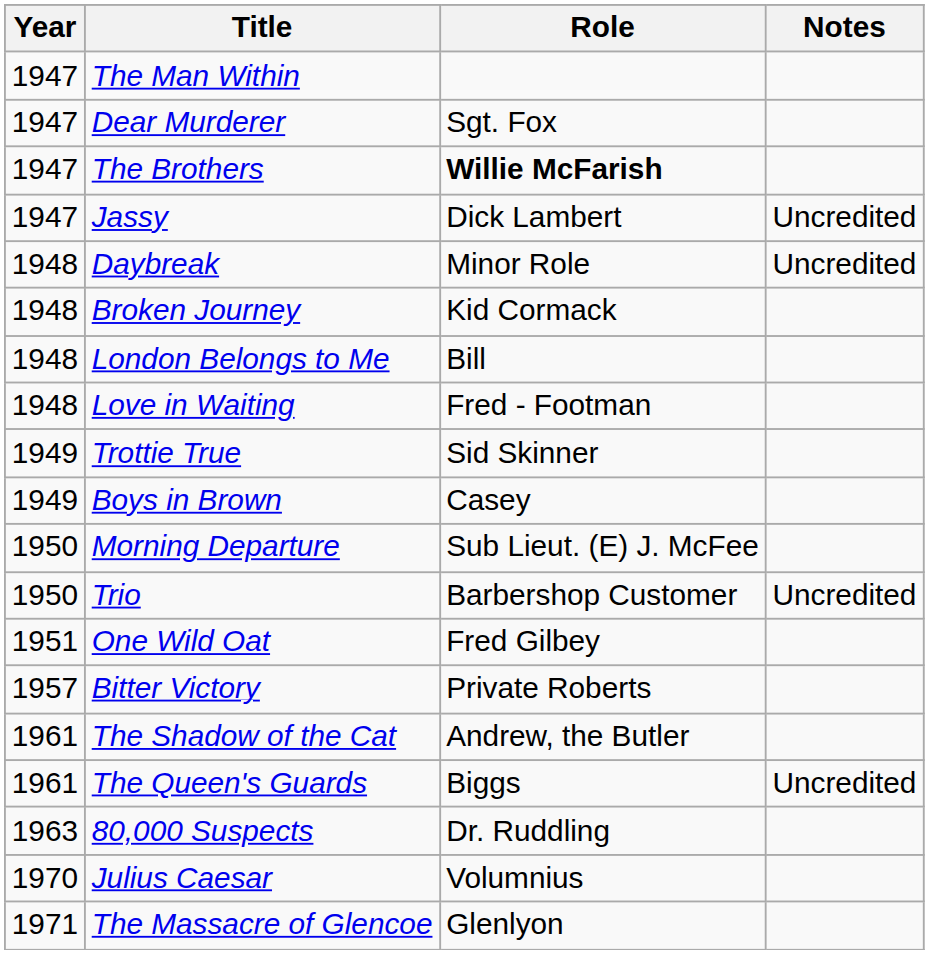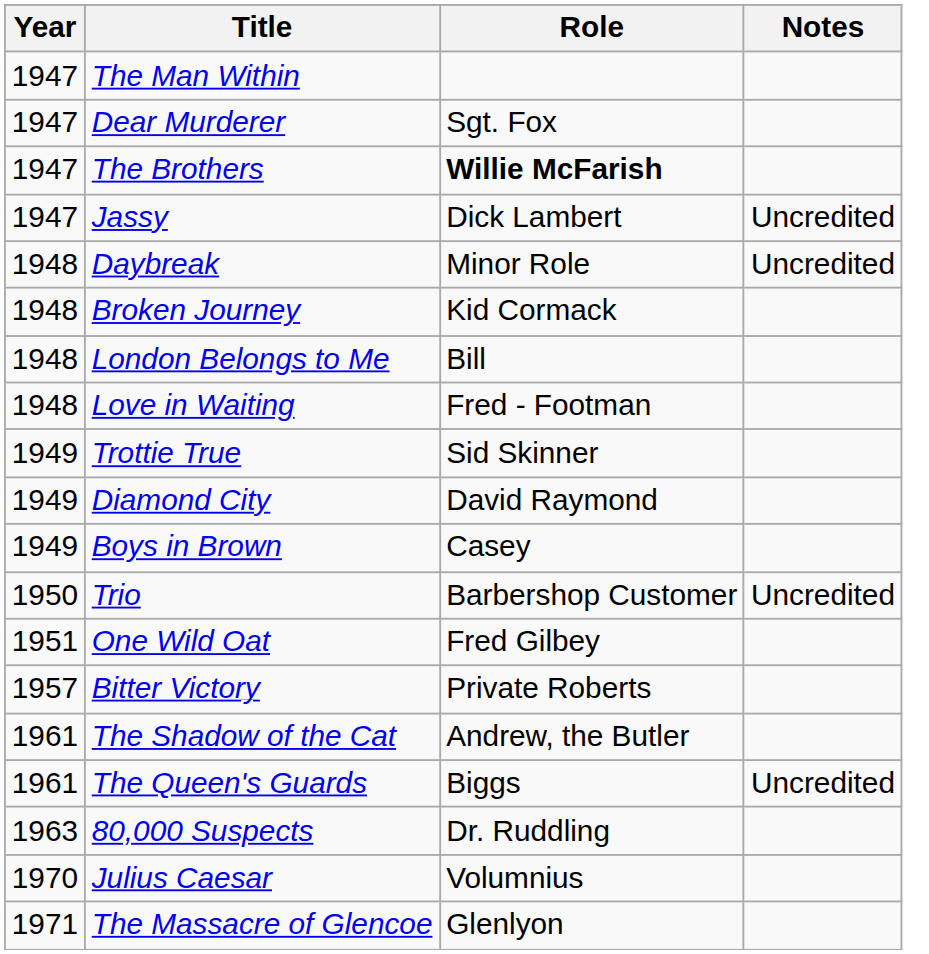+ row: (181, 500)
- row: (216, 547)
